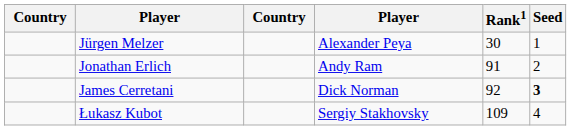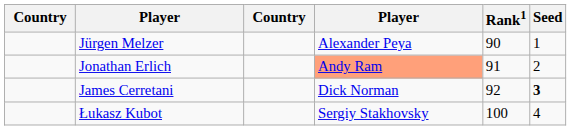(493, 43) 30 -> (493, 43) 90
(350, 66) no background -> (350, 66) lightsalmon background
(497, 113) 109 -> (497, 113) 100
